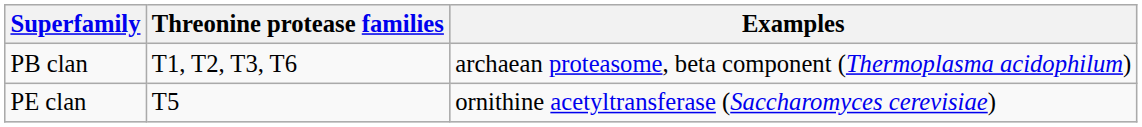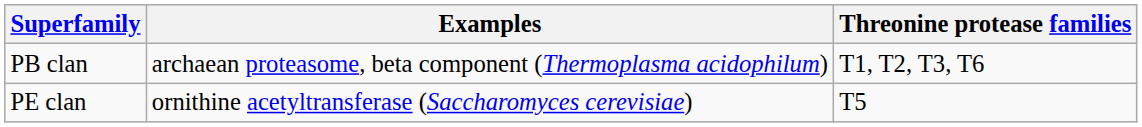columns swapped: (298, 24) <-> (793, 24)
